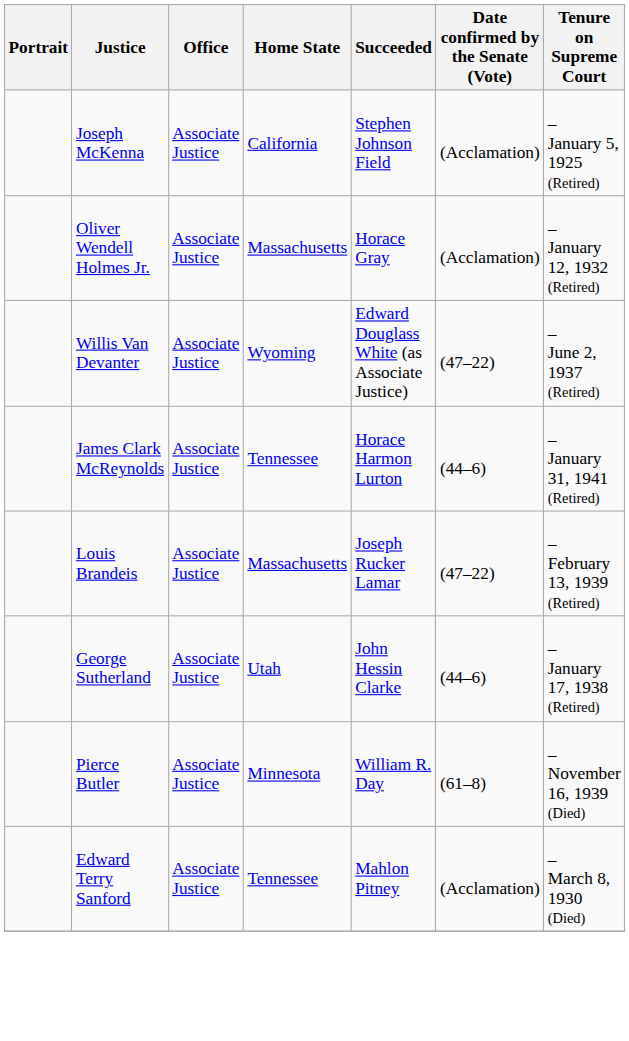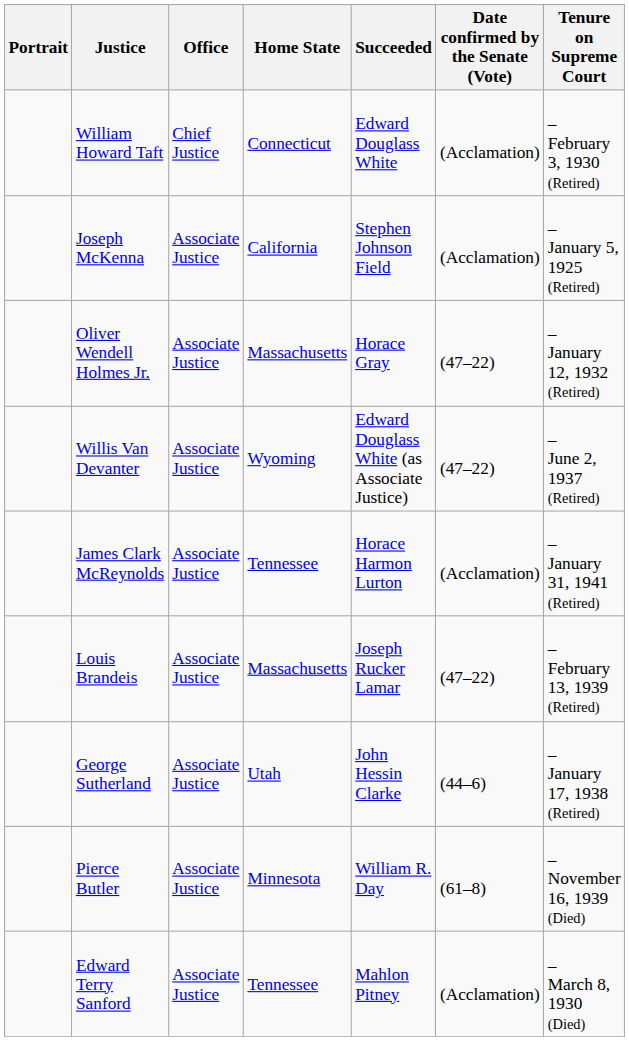+ row: (120, 142)
(490, 257) (Acclamation) -> (467, 362) (47–22)
(463, 468) (44–6) -> (490, 573) (Acclamation)
